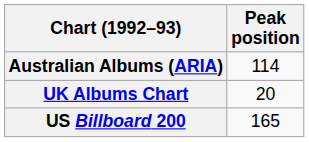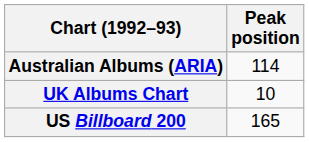(265, 94) 20 -> (265, 94) 10
